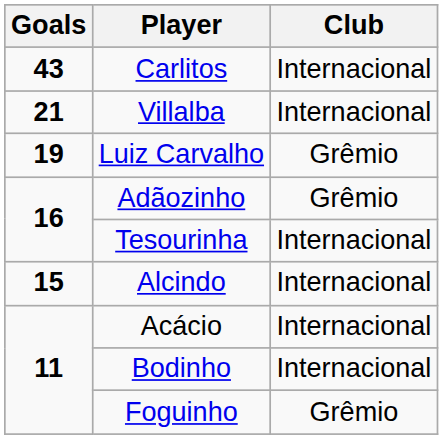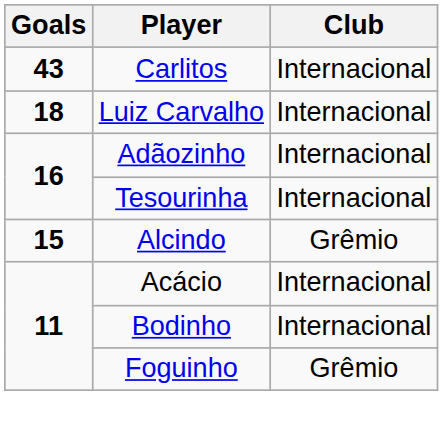- row: (181, 111)
(49, 154) 19 -> (49, 111) 18
(354, 154) Grêmio -> (354, 111) Internacional
(354, 197) Grêmio -> (354, 154) Internacional
(354, 283) Internacional -> (354, 240) Grêmio
